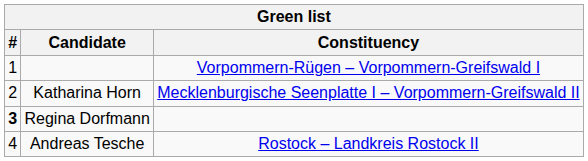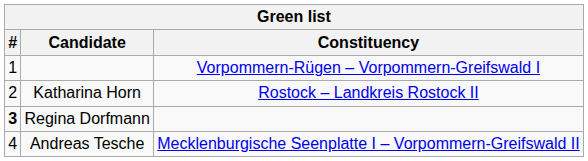(368, 93) Mecklenburgische Seenplatte I – Vorpommern-Greifswald II -> (368, 93) Rostock – Landkreis Rostock II
(368, 144) Rostock – Landkreis Rostock II -> (368, 144) Mecklenburgische Seenplatte I – Vorpommern-Greifswald II
